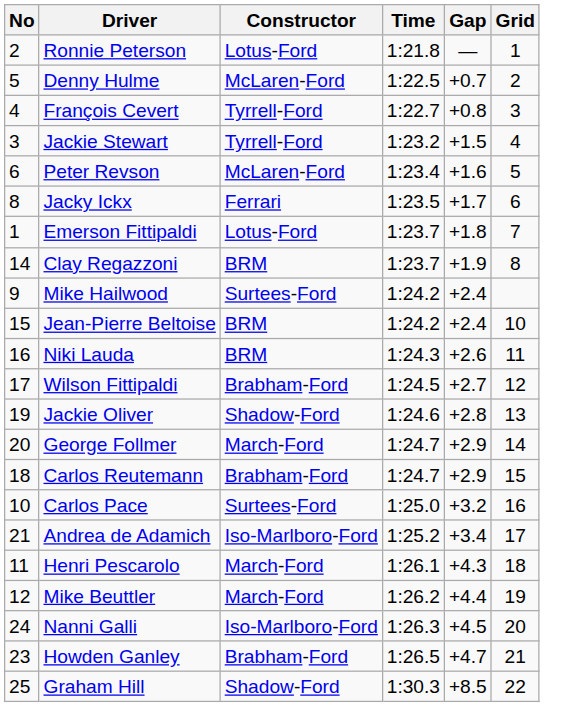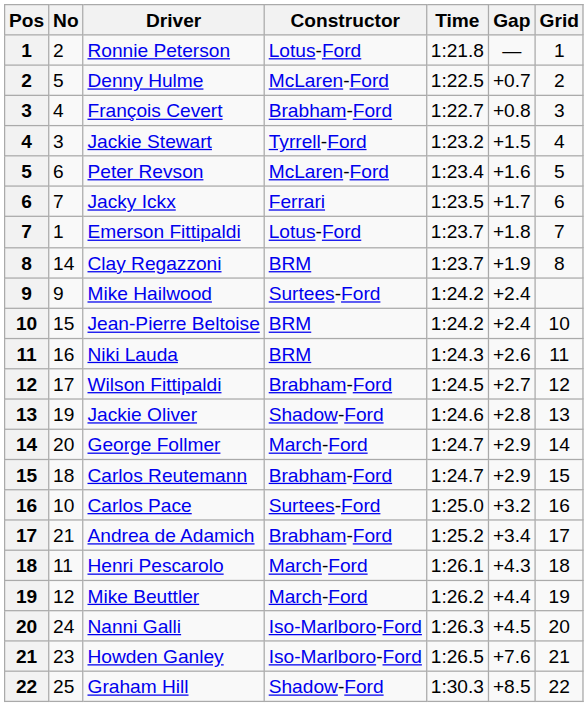+ column: (27, 20)
(274, 111) Tyrrell-Ford -> (330, 111) Brabham-Ford
(14, 202) 8 -> (58, 202) 7
(301, 535) Iso-Marlboro-Ford -> (330, 535) Brabham-Ford
(286, 657) Brabham-Ford -> (345, 657) Iso-Marlboro-Ford
(468, 657) +4.7 -> (512, 657) +7.6
